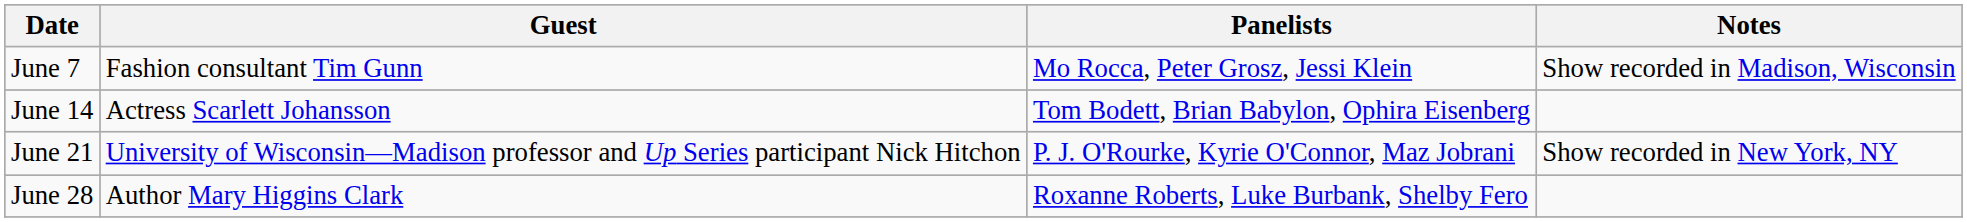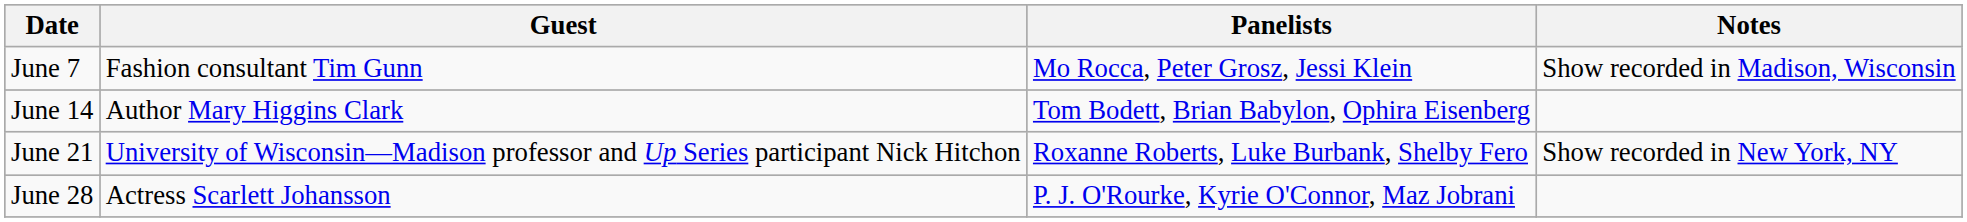(248, 110) Actress Scarlett Johansson -> (254, 110) Author Mary Higgins Clark
(1274, 152) P. J. O'Rourke, Kyrie O'Connor, Maz Jobrani -> (1280, 152) Roxanne Roberts, Luke Burbank, Shelby Fero
(254, 195) Author Mary Higgins Clark -> (248, 195) Actress Scarlett Johansson
(1280, 195) Roxanne Roberts, Luke Burbank, Shelby Fero -> (1274, 195) P. J. O'Rourke, Kyrie O'Connor, Maz Jobrani
